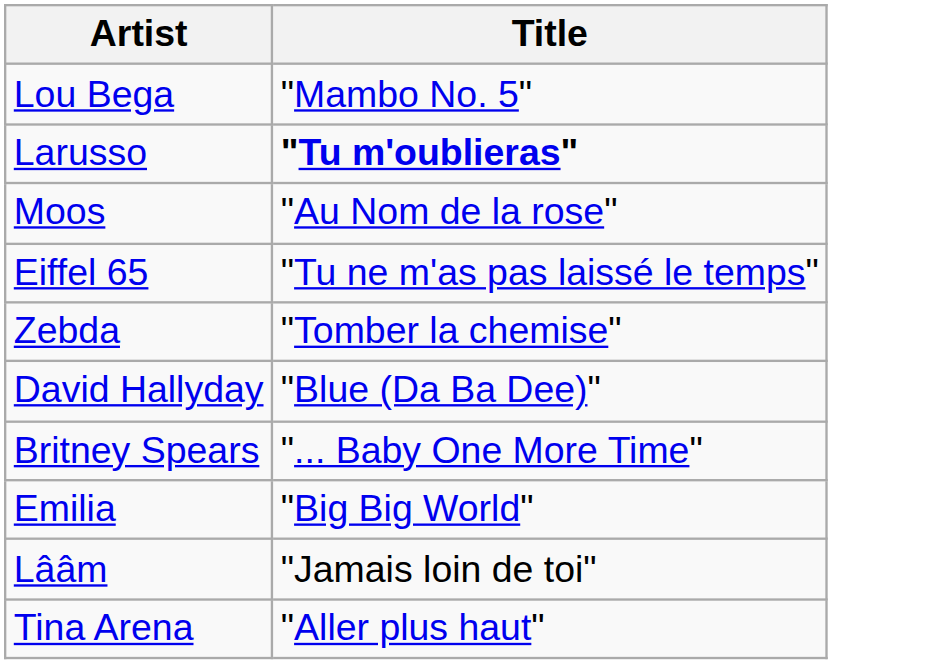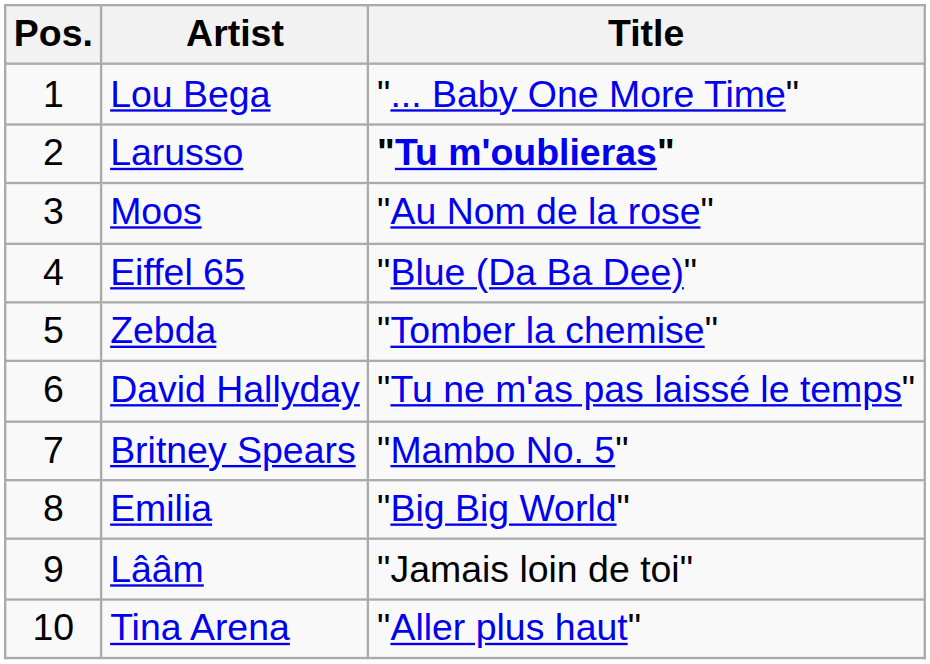+ column: (53, 34)
(406, 93) "Mambo No. 5" -> (588, 93) "... Baby One More Time"
(550, 271) "Tu ne m'as pas laissé le temps" -> (537, 271) "Blue (Da Ba Dee)"
(441, 390) "Blue (Da Ba Dee)" -> (646, 390) "Tu ne m'as pas laissé le temps"
(492, 449) "... Baby One More Time" -> (503, 449) "Mambo No. 5"
